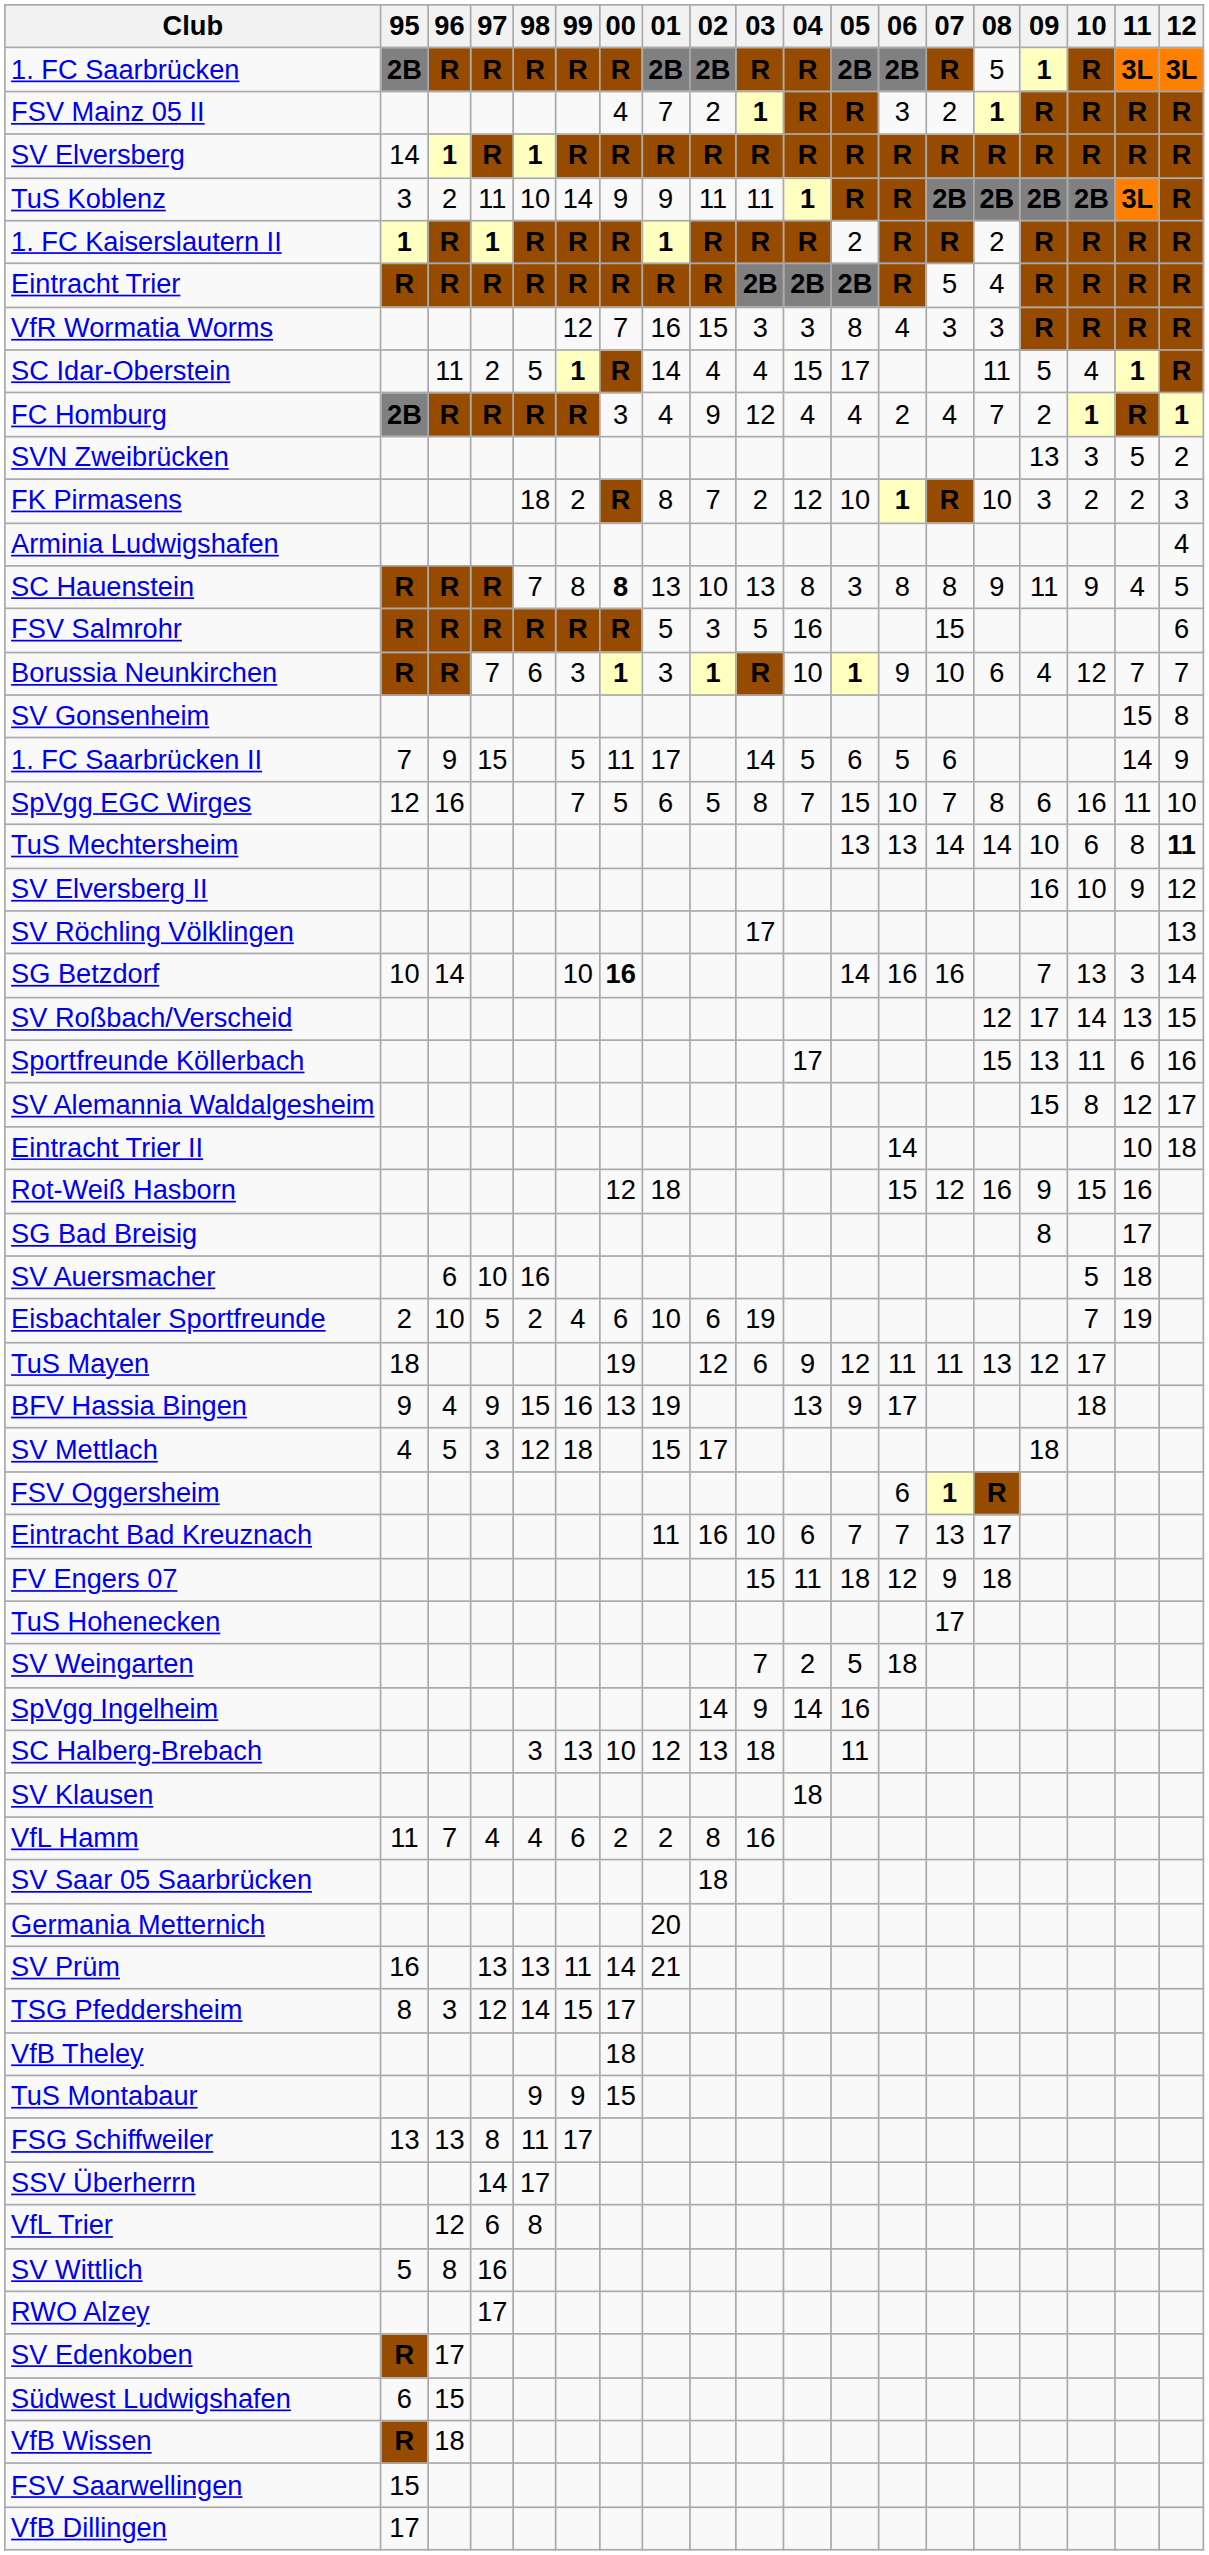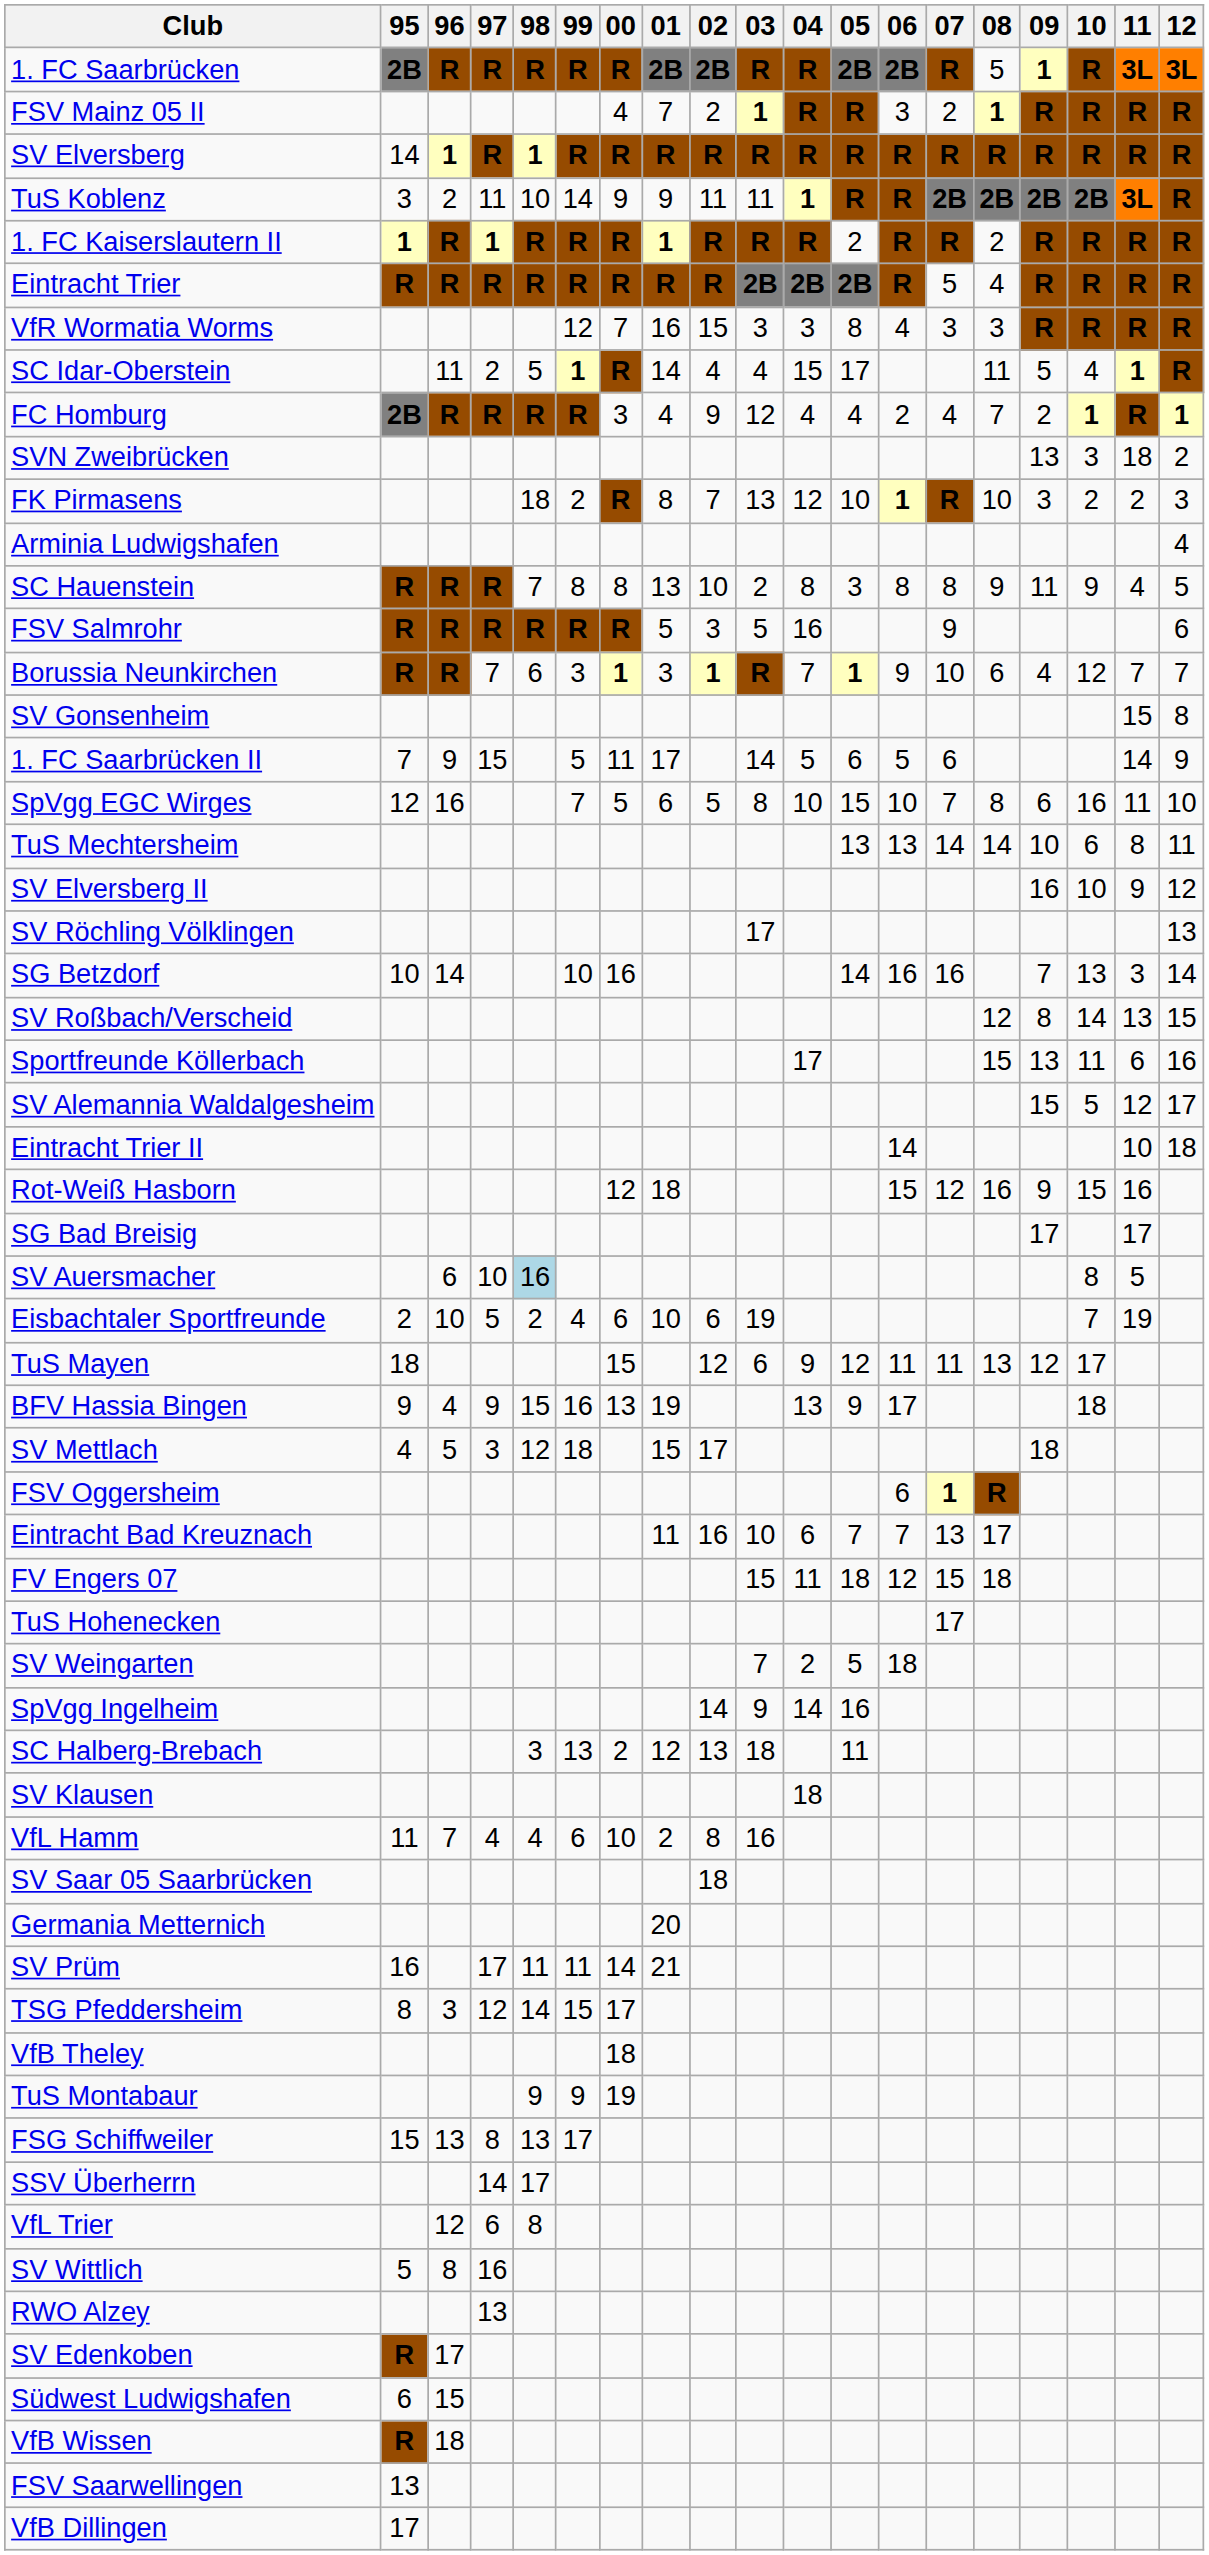(1137, 457) 5 -> (1137, 457) 18
(760, 500) 2 -> (760, 500) 13
(621, 586) bold -> (621, 586) normal
(760, 586) 13 -> (760, 586) 2
(950, 629) 15 -> (950, 629) 9
(808, 673) 10 -> (808, 673) 7
(808, 802) 7 -> (808, 802) 10
(1182, 845) bold -> (1182, 845) normal
(621, 975) bold -> (621, 975) normal
(1044, 1018) 17 -> (1044, 1018) 8
(1091, 1104) 8 -> (1091, 1104) 5
(1044, 1233) 8 -> (1044, 1233) 17
(535, 1277) no background -> (535, 1277) lightblue background
(1091, 1277) 5 -> (1091, 1277) 8
(1137, 1277) 18 -> (1137, 1277) 5
(621, 1363) 19 -> (621, 1363) 15
(950, 1579) 9 -> (950, 1579) 15
(621, 1751) 10 -> (621, 1751) 2
(621, 1837) 2 -> (621, 1837) 10
(492, 1967) 13 -> (492, 1967) 17
(535, 1967) 13 -> (535, 1967) 11
(621, 2096) 15 -> (621, 2096) 19
(404, 2139) 13 -> (404, 2139) 15
(535, 2139) 11 -> (535, 2139) 13
(492, 2312) 17 -> (492, 2312) 13
(404, 2484) 15 -> (404, 2484) 13
